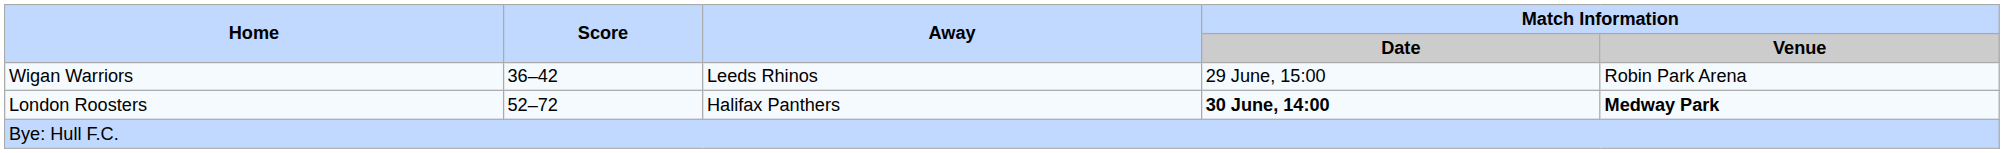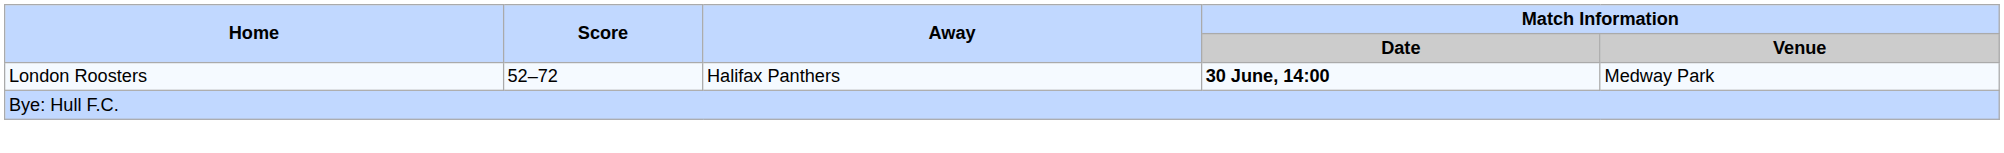- row: (71, 77)
(1662, 105) bold -> (1659, 77) normal
